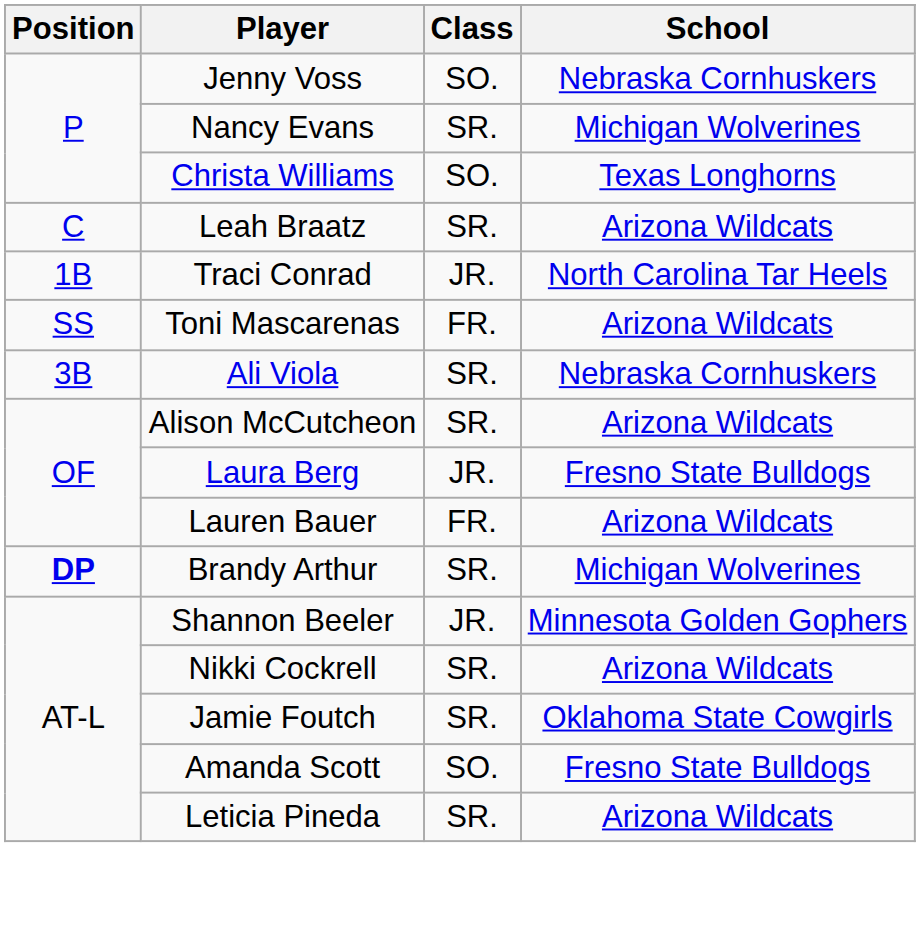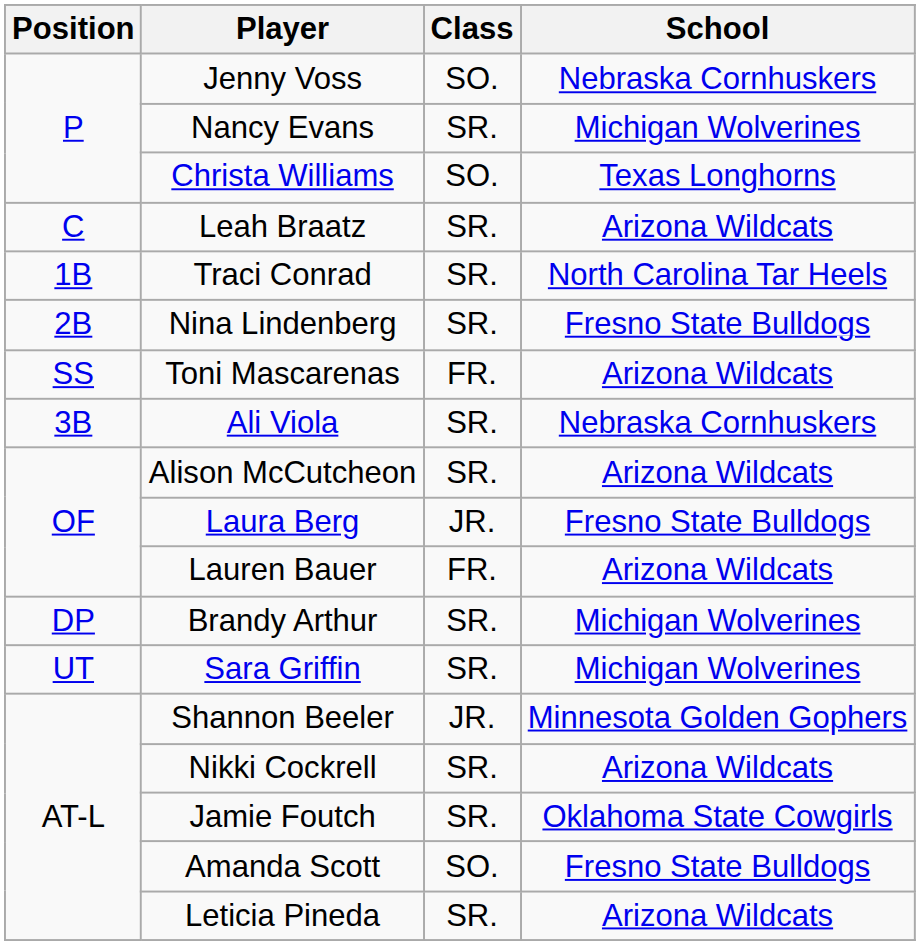(472, 275) JR. -> (472, 275) SR.
+ row: (283, 324)
(73, 570) bold -> (73, 619) normal
+ row: (283, 669)
